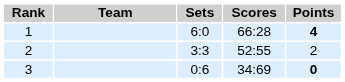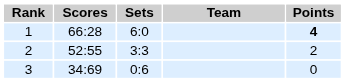columns swapped: (115, 13) <-> (254, 13)
(314, 69) bold -> (314, 69) normal
